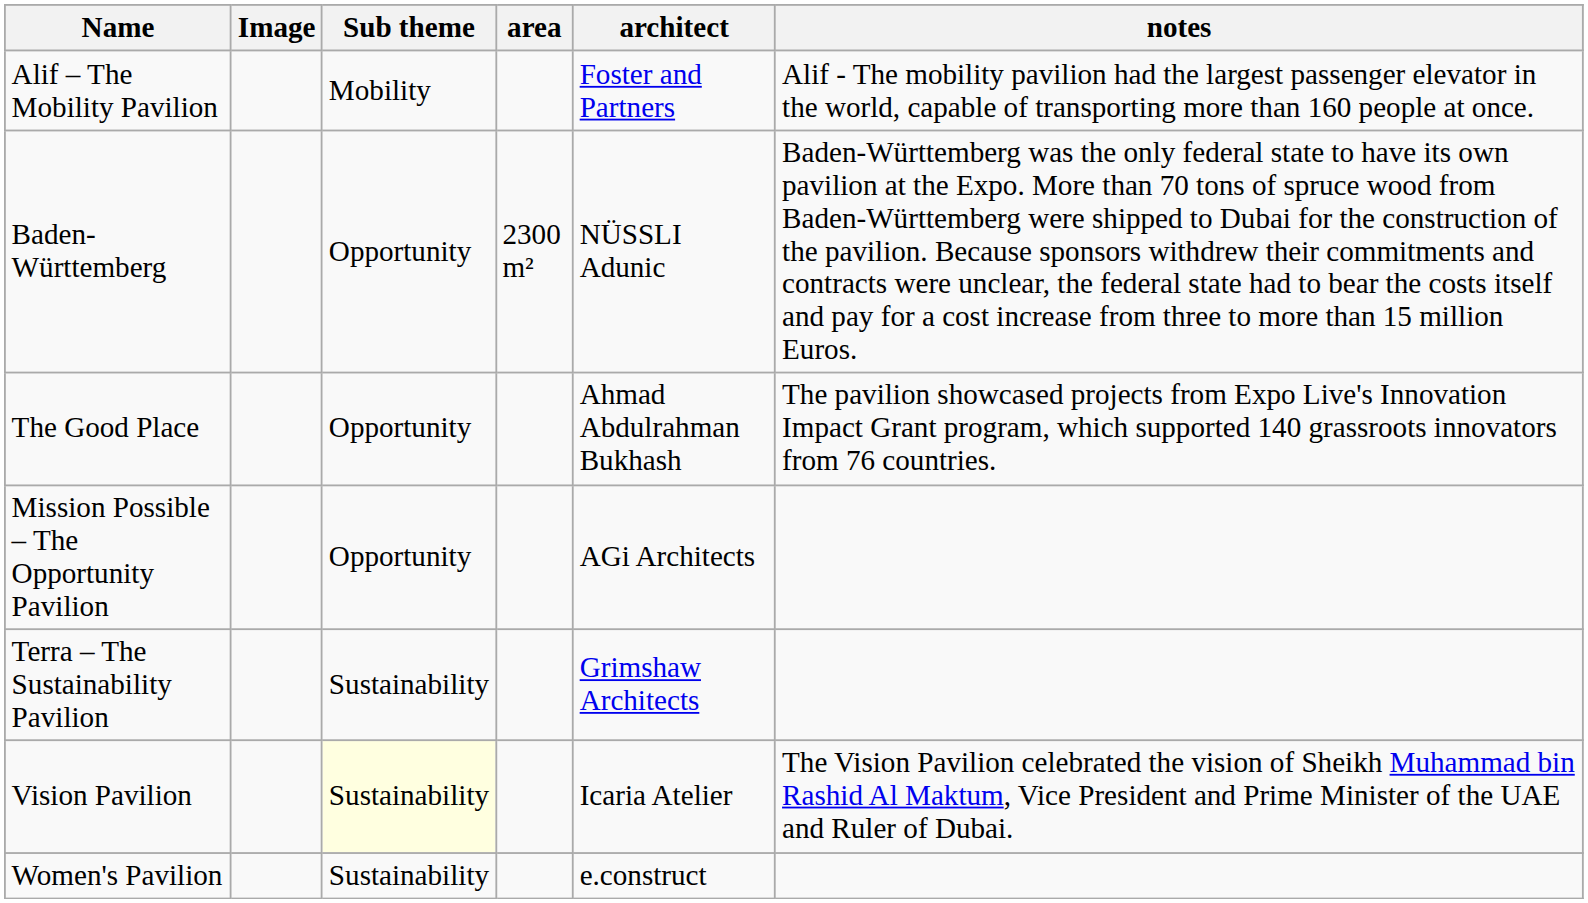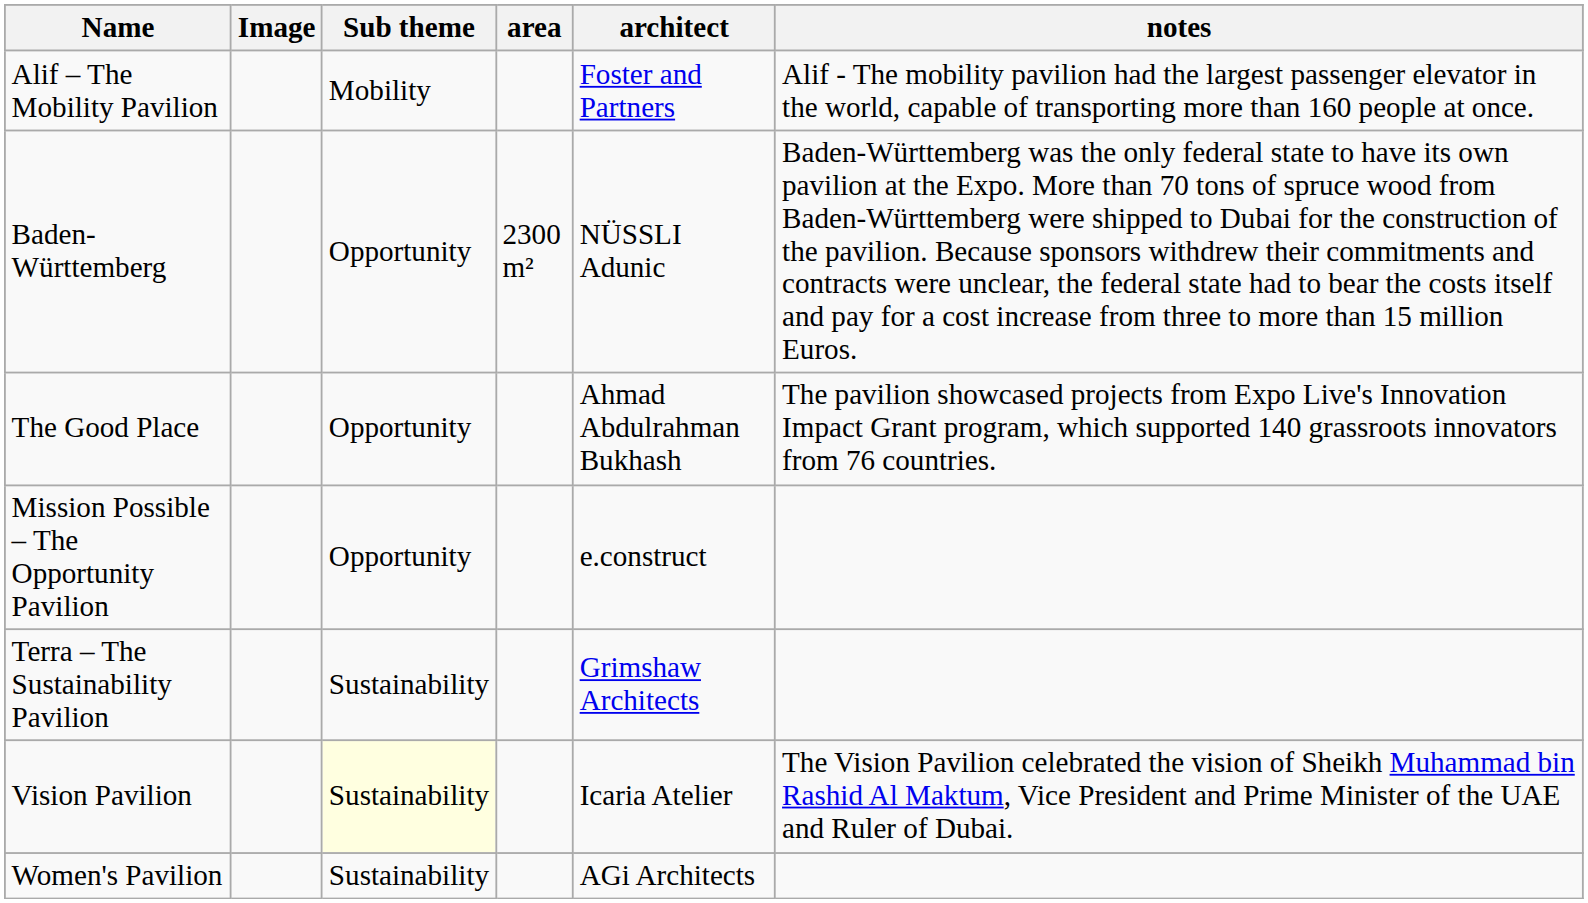(667, 556) AGi Architects -> (643, 556) e.construct
(643, 875) e.construct -> (667, 875) AGi Architects
